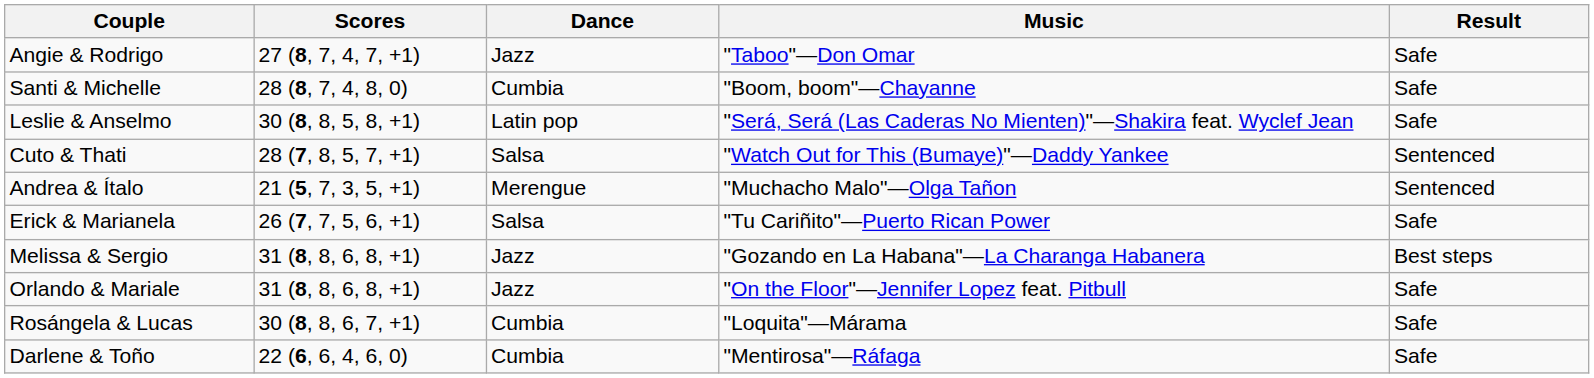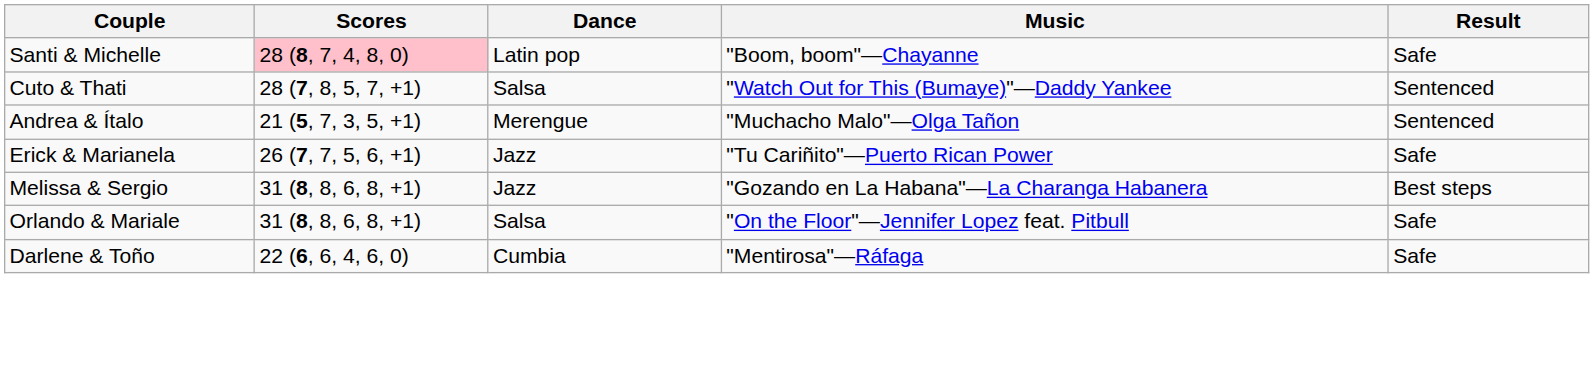- row: (86, 54)
(333, 88) no background -> (334, 54) pink background
(527, 88) Cumbia -> (536, 54) Latin pop
- row: (91, 121)
(517, 222) Salsa -> (515, 155) Jazz
(513, 289) Jazz -> (519, 222) Salsa
- row: (101, 322)
